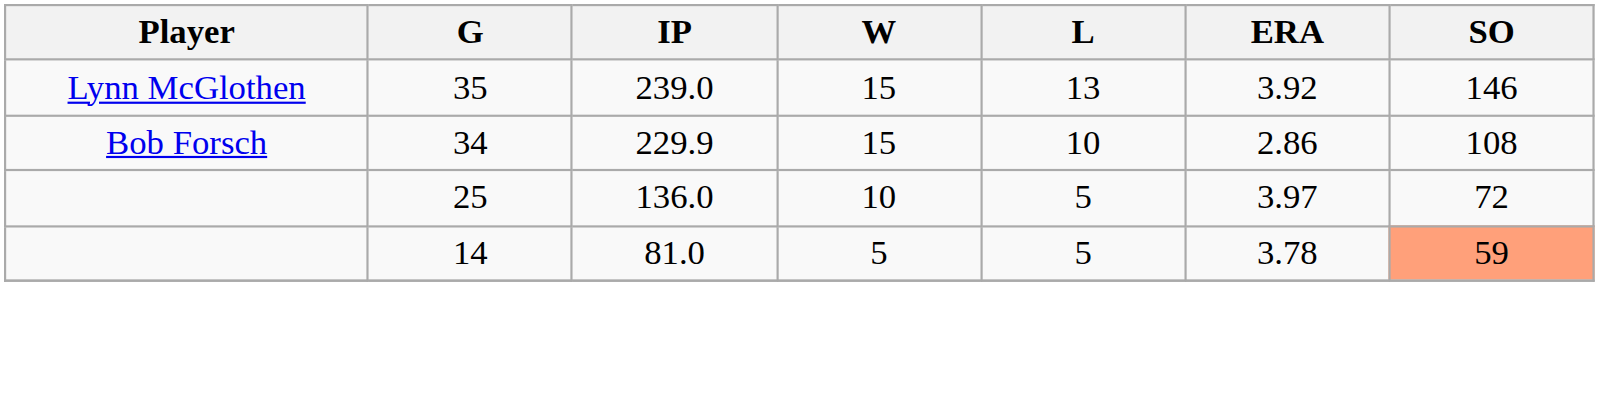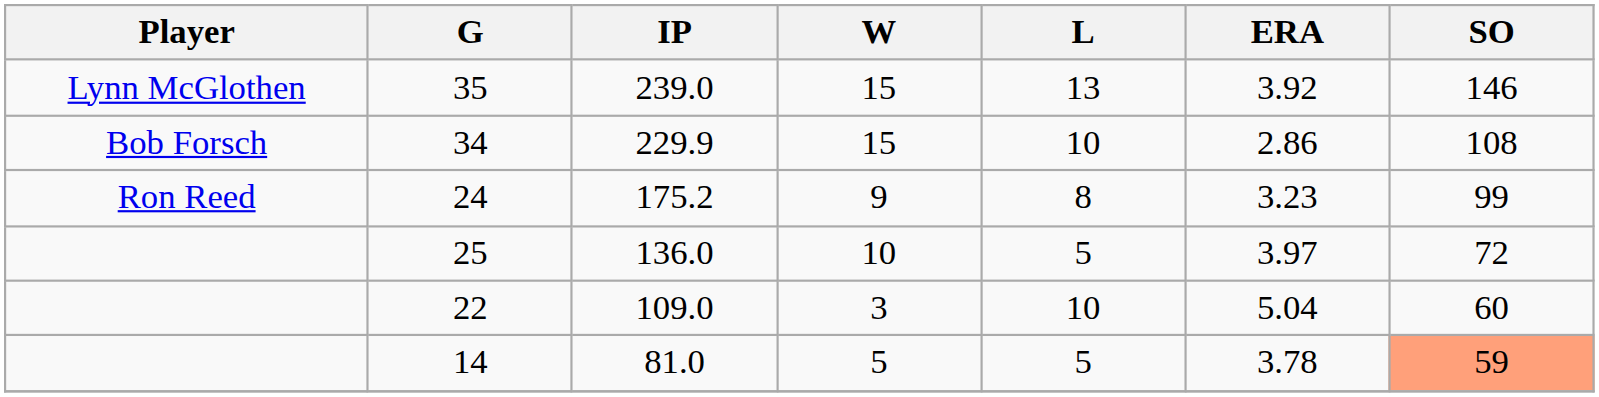+ row: (470, 197)
+ row: (470, 307)
